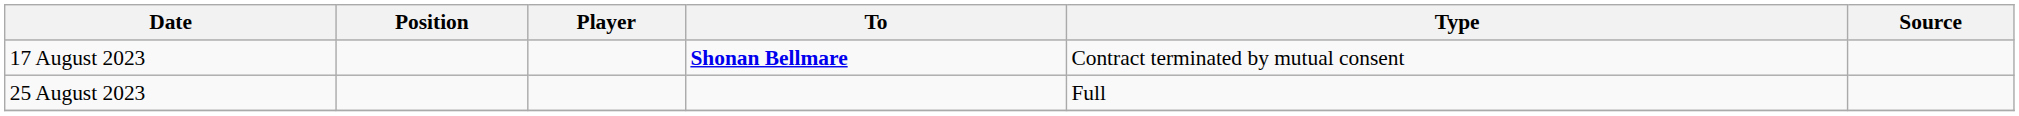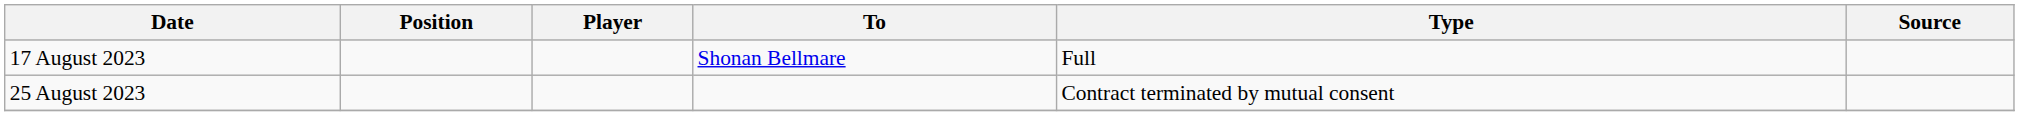(769, 57) bold -> (772, 57) normal
(1238, 57) Contract terminated by mutual consent -> (1079, 57) Full
(1089, 93) Full -> (1228, 93) Contract terminated by mutual consent
